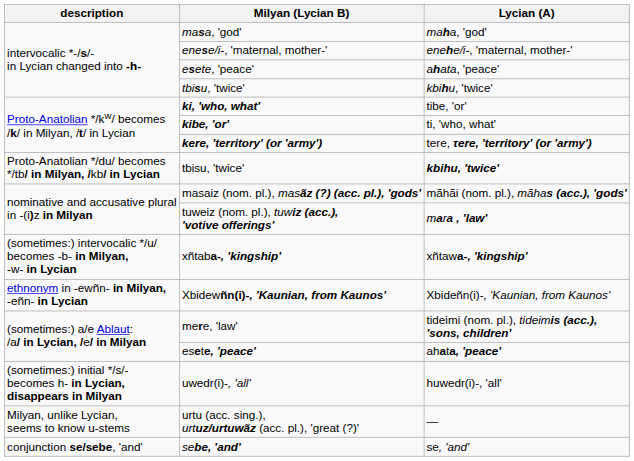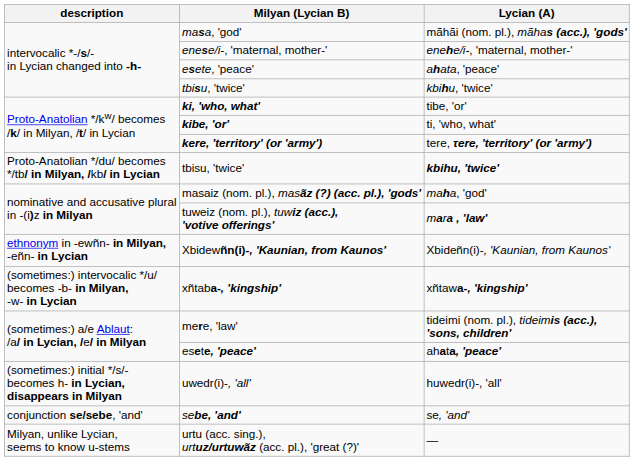(457, 32) maha, 'god' -> (527, 32) mãhãi (nom. pl.), mãhas (acc.), 'gods'
(527, 193) mãhãi (nom. pl.), mãhas (acc.), 'gods' -> (457, 193) maha, 'god'
rows swapped: (87, 295) <-> (82, 256)
rows swapped: (75, 446) <-> (68, 421)
